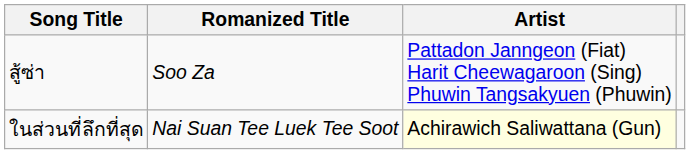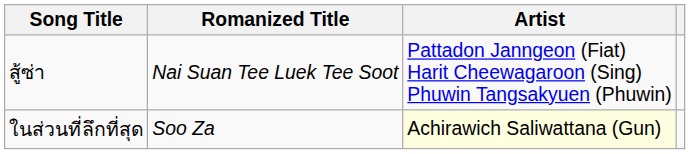(184, 72) Soo Za -> (275, 72) Nai Suan Tee Luek Tee Soot
(275, 129) Nai Suan Tee Luek Tee Soot -> (184, 129) Soo Za
